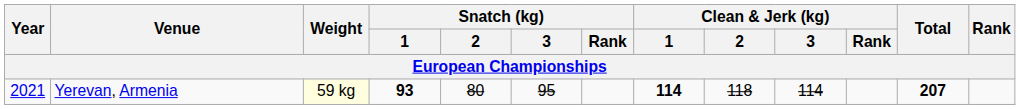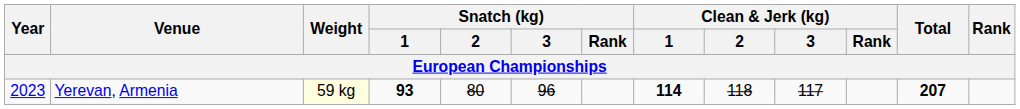(28, 91) 2021 -> (28, 91) 2023
(546, 91) 95 -> (546, 91) 96
(811, 91) 114 -> (811, 91) 117
